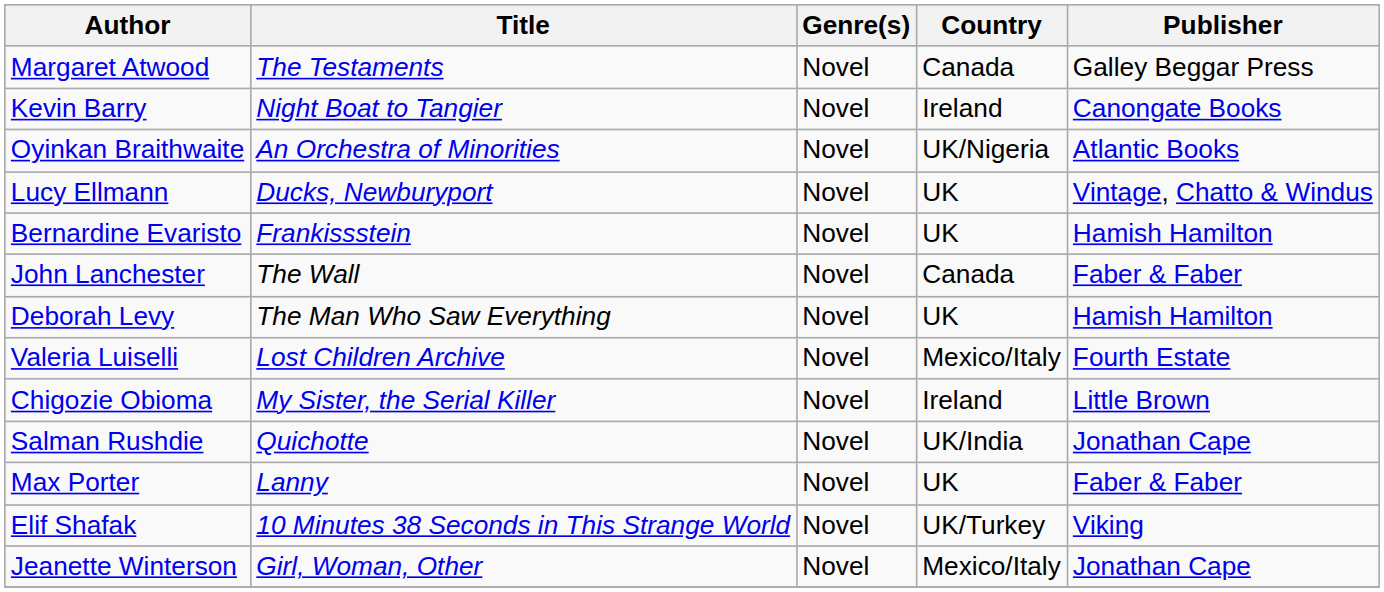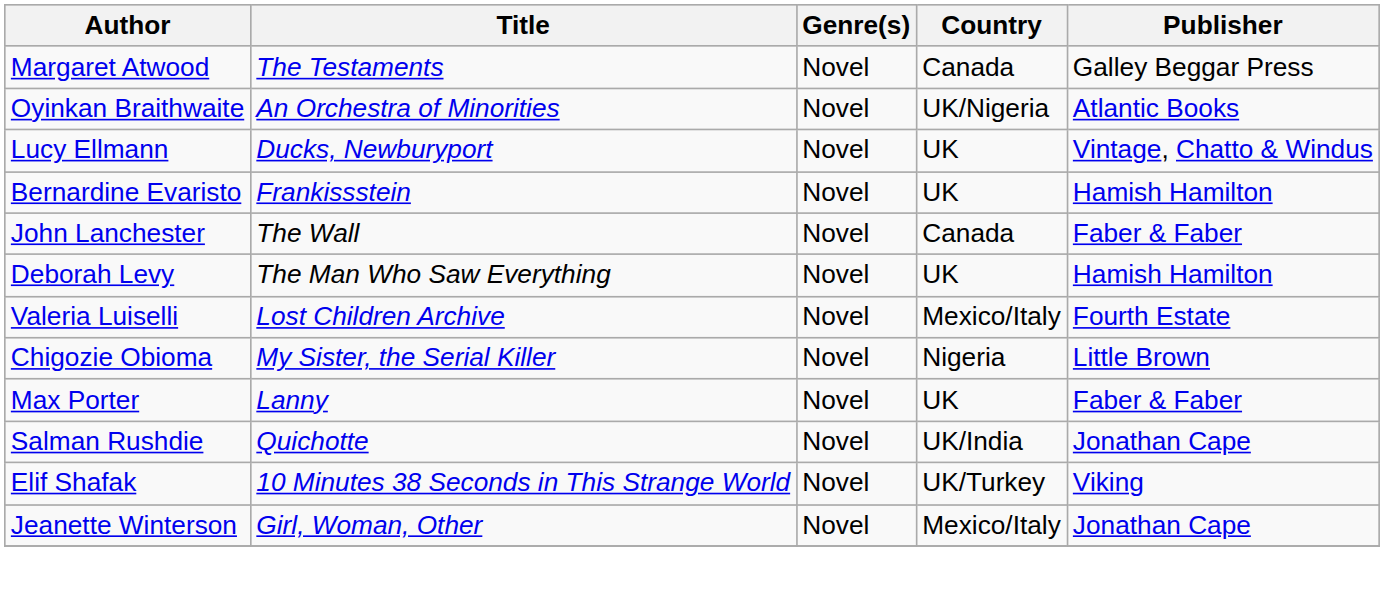- row: (79, 108)
(962, 399) Ireland -> (964, 358) Nigeria
rows swapped: (75, 483) <-> (107, 441)
